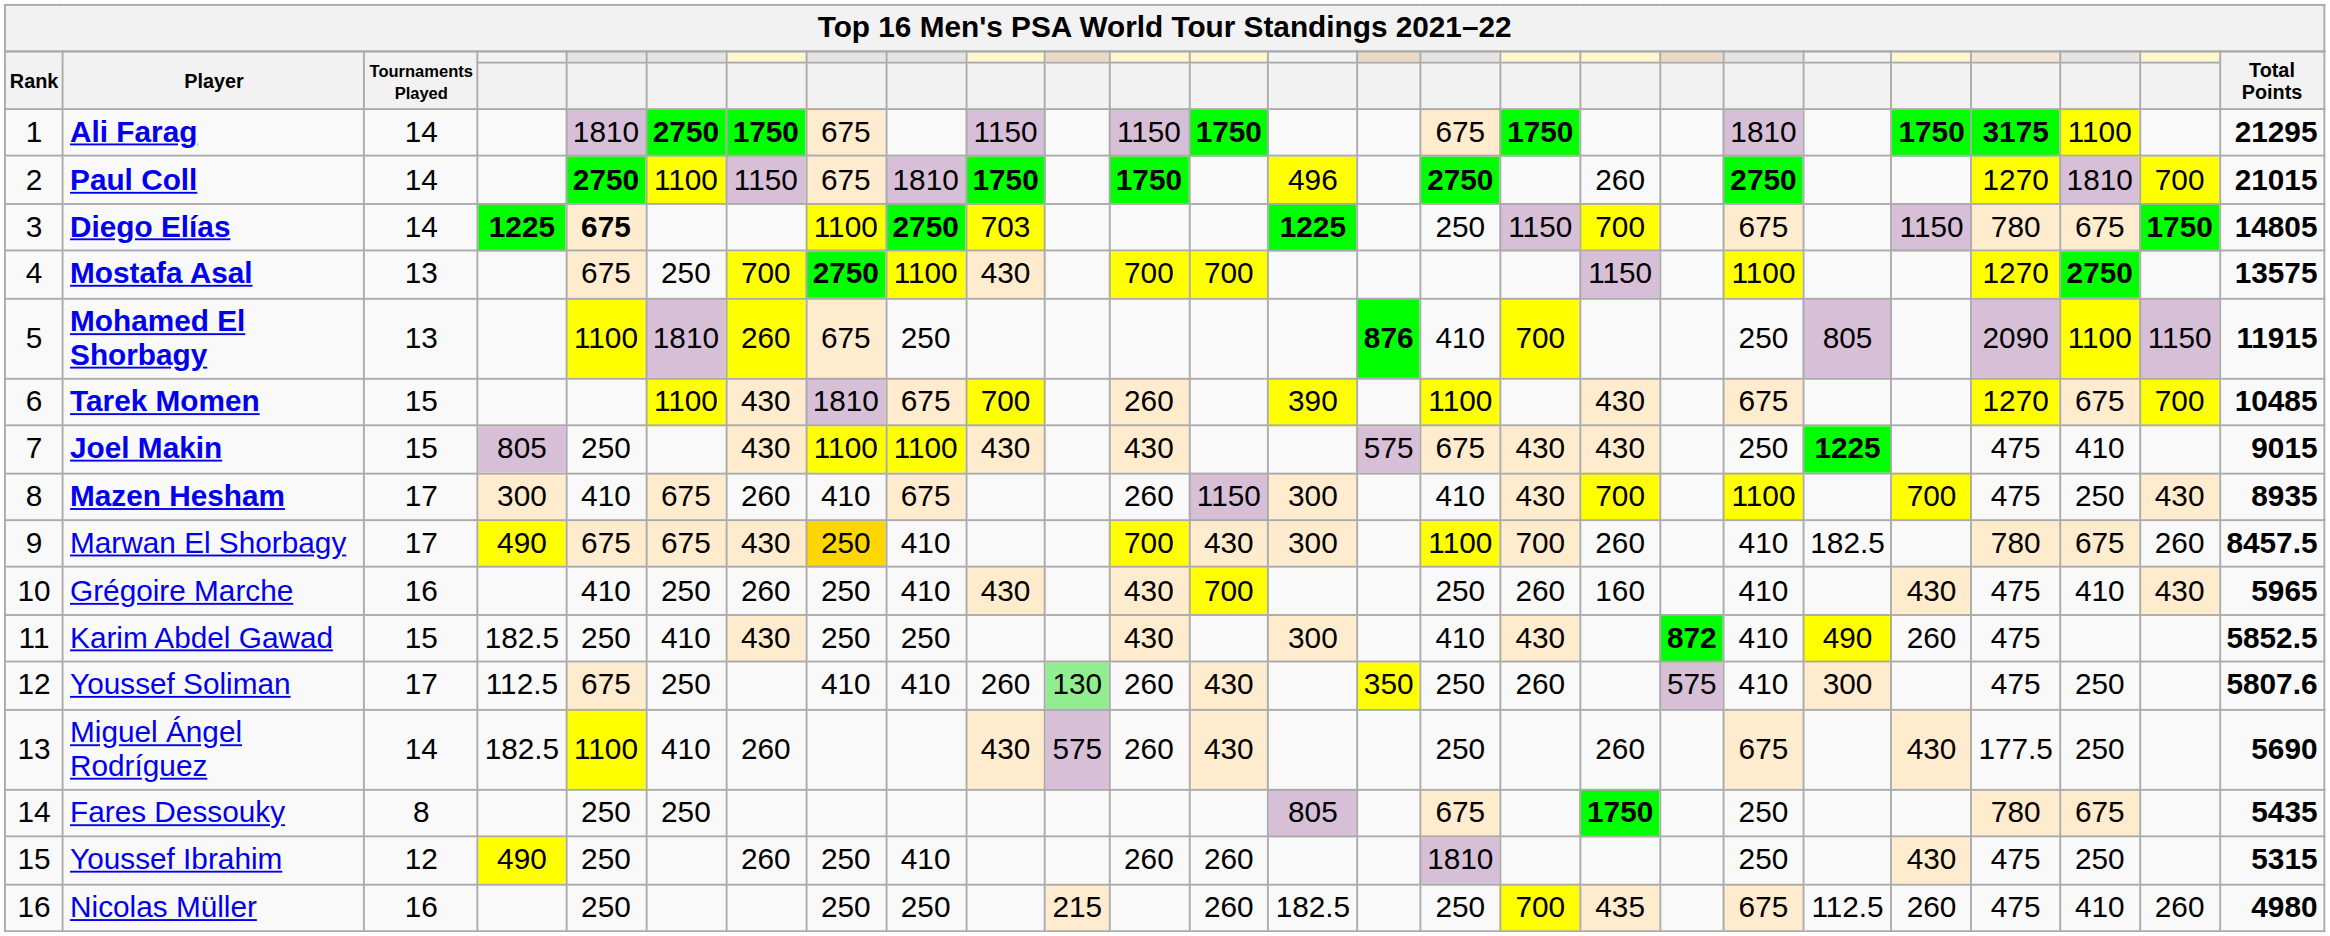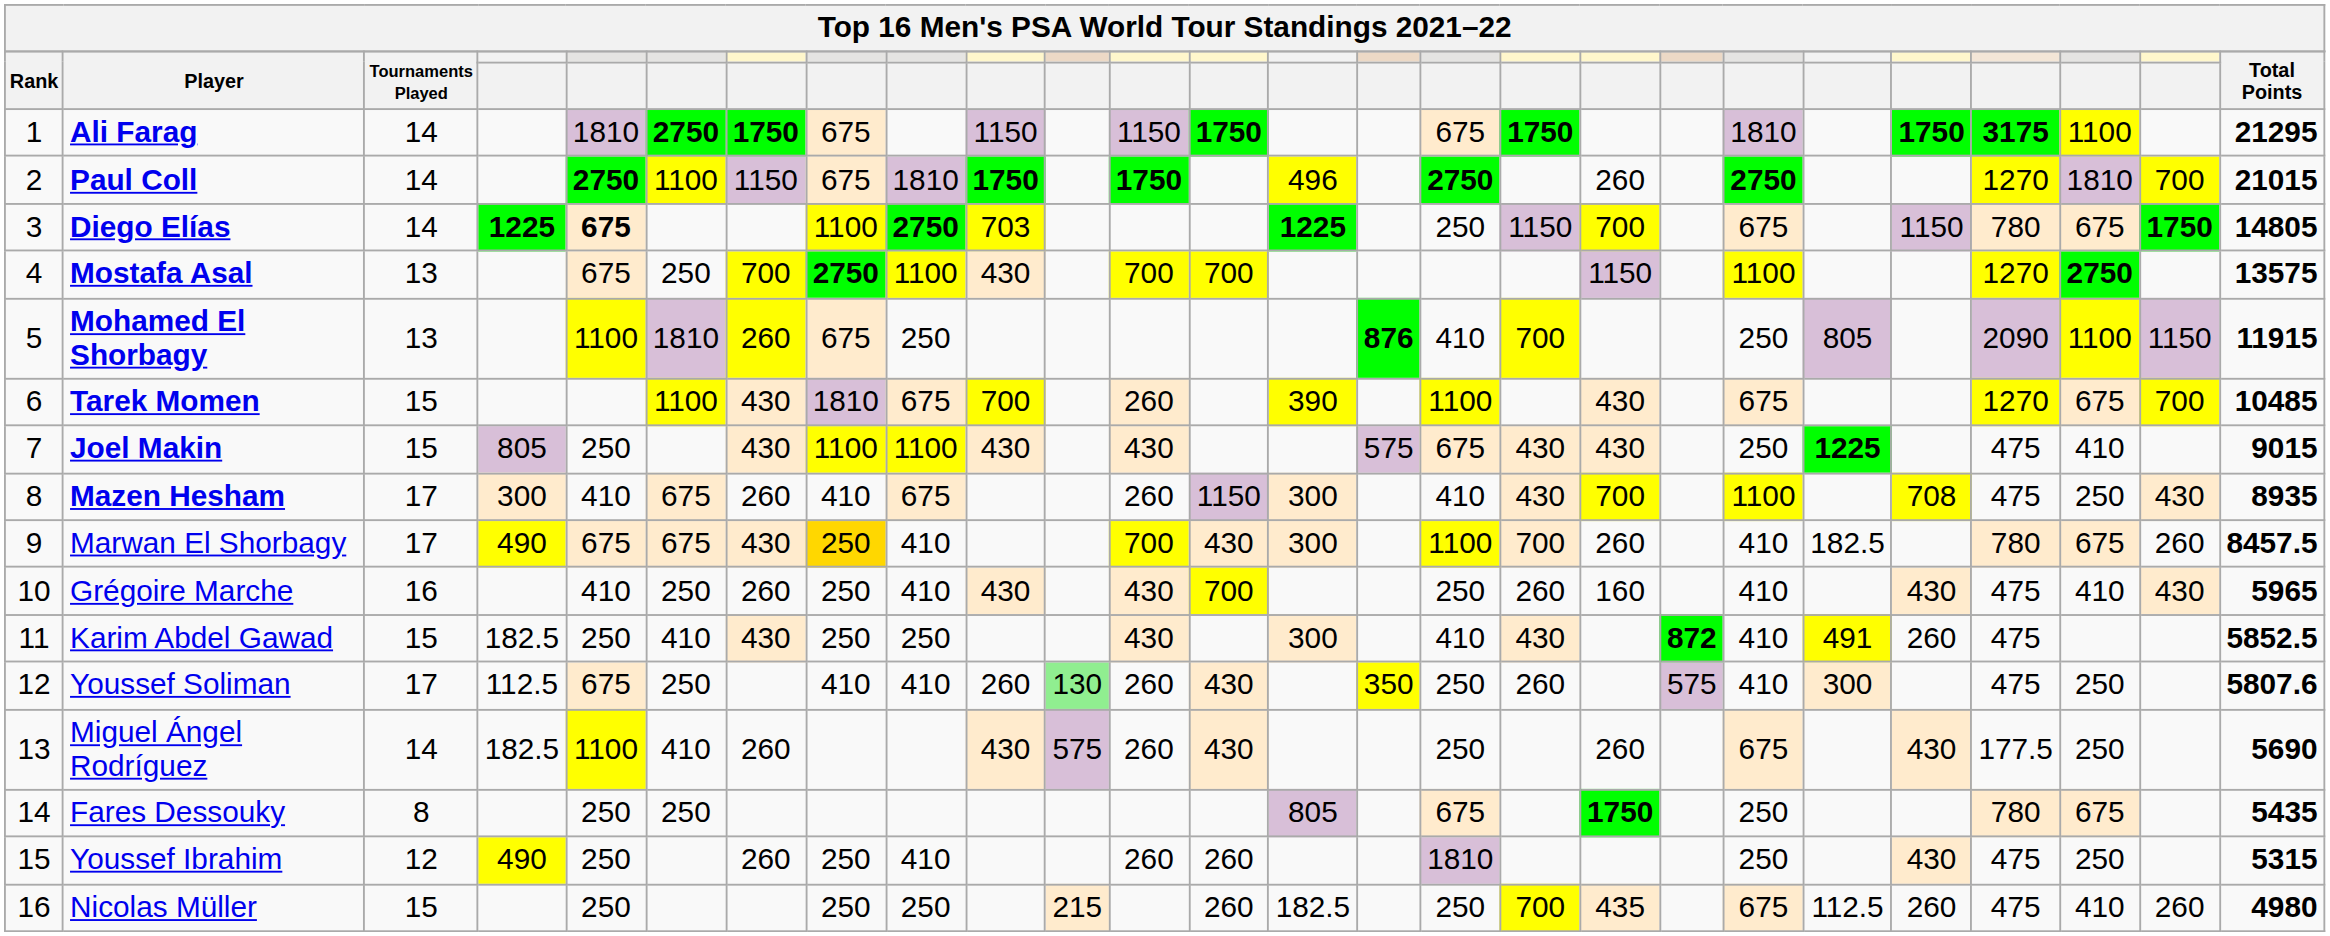(1932, 496) 700 -> (1932, 496) 708
(1848, 637) 490 -> (1848, 637) 491
(421, 907) 16 -> (421, 907) 15
